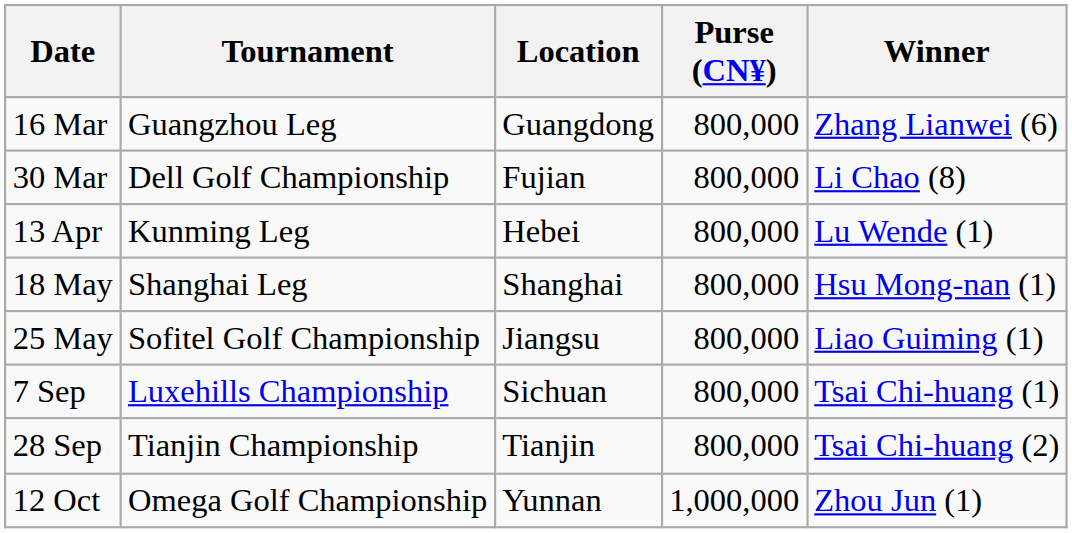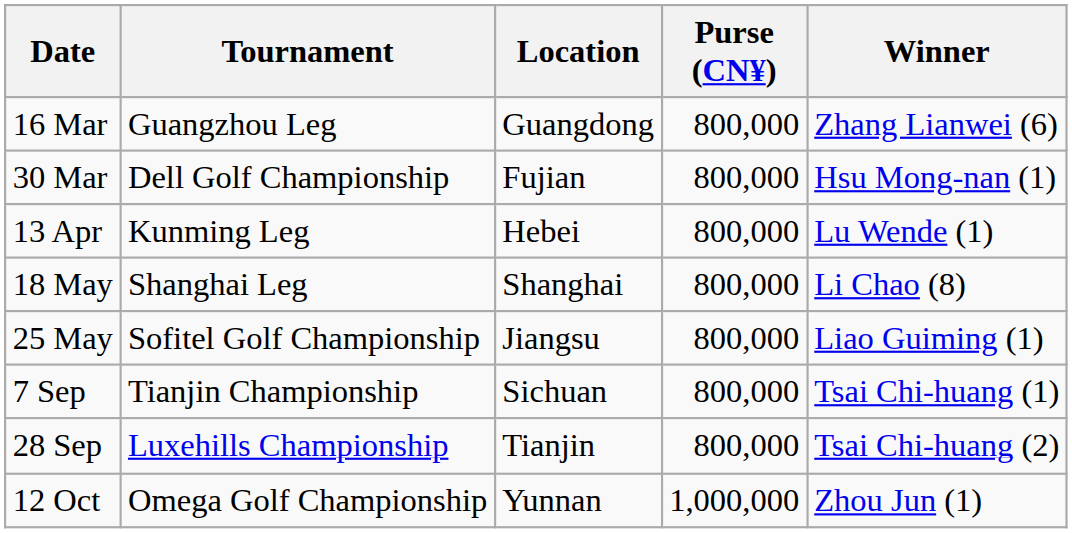(890, 177) Li Chao (8) -> (935, 177) Hsu Mong-nan (1)
(935, 284) Hsu Mong-nan (1) -> (890, 284) Li Chao (8)
(288, 391) Luxehills Championship -> (273, 391) Tianjin Championship
(273, 445) Tianjin Championship -> (288, 445) Luxehills Championship
